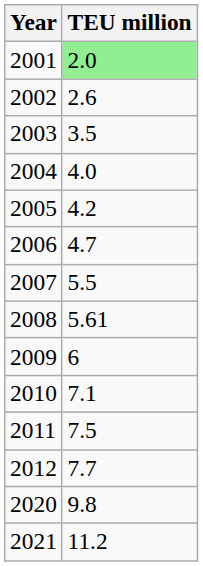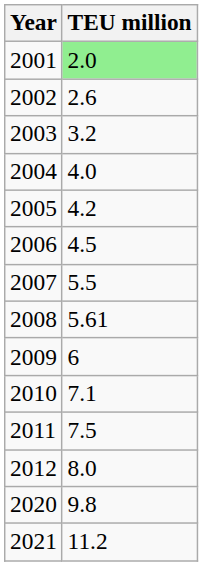(82, 134) 3.5 -> (82, 134) 3.2
(82, 245) 4.7 -> (82, 245) 4.5
(82, 467) 7.7 -> (82, 467) 8.0
